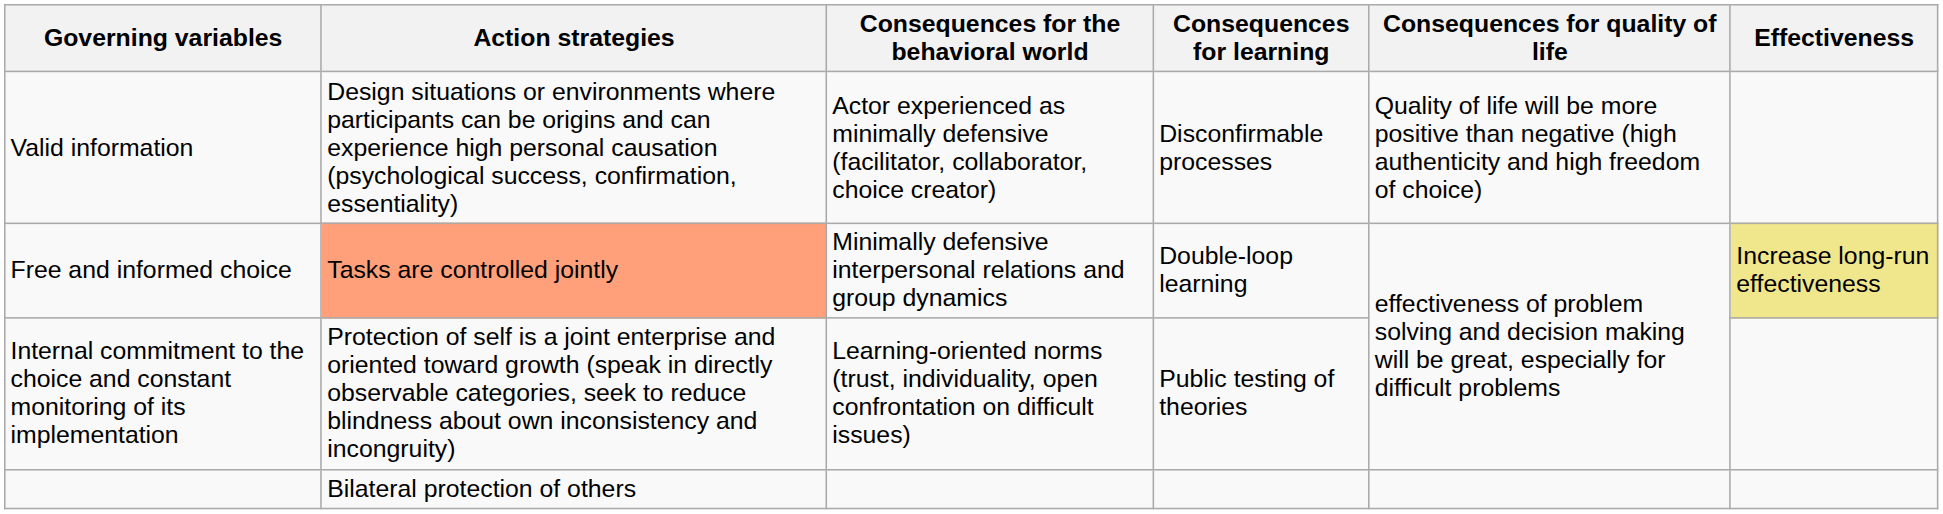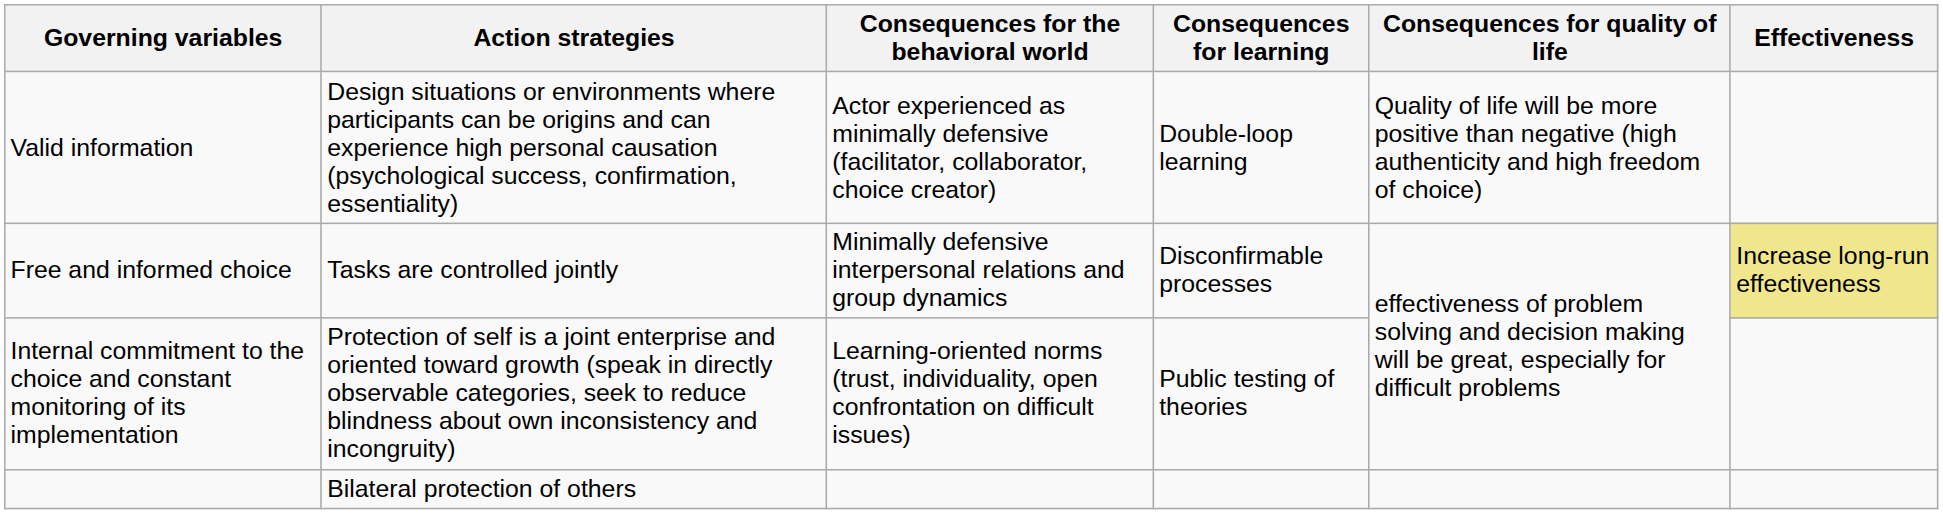(1241, 147) Disconfirmable processes -> (1226, 147) Double-loop learning
(473, 270) lightsalmon background -> (473, 270) no background
(1226, 270) Double-loop learning -> (1241, 270) Disconfirmable processes
